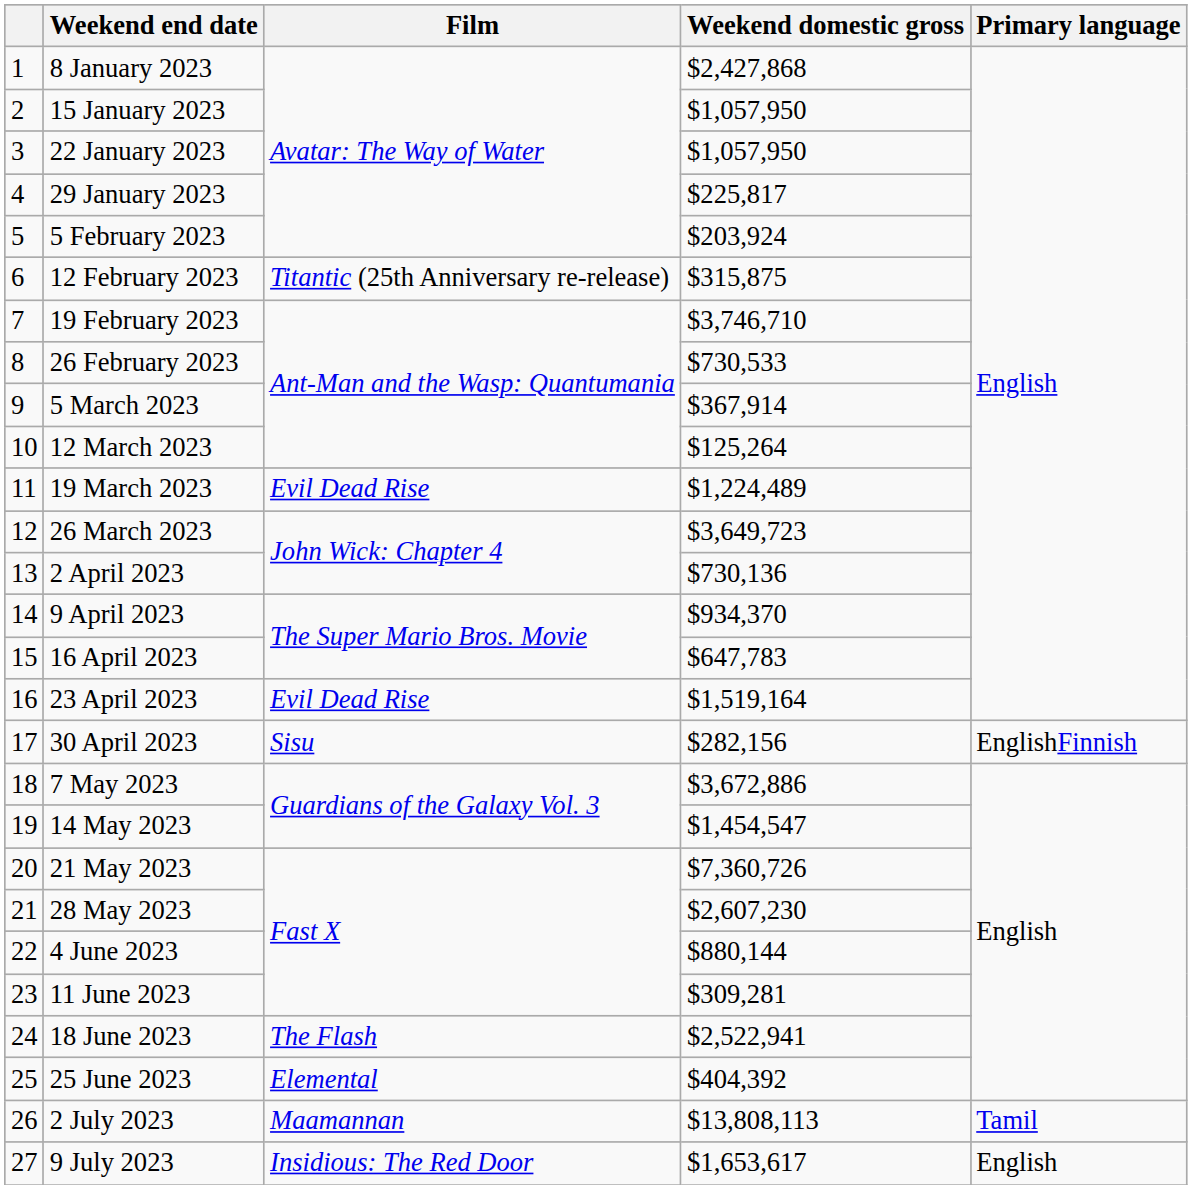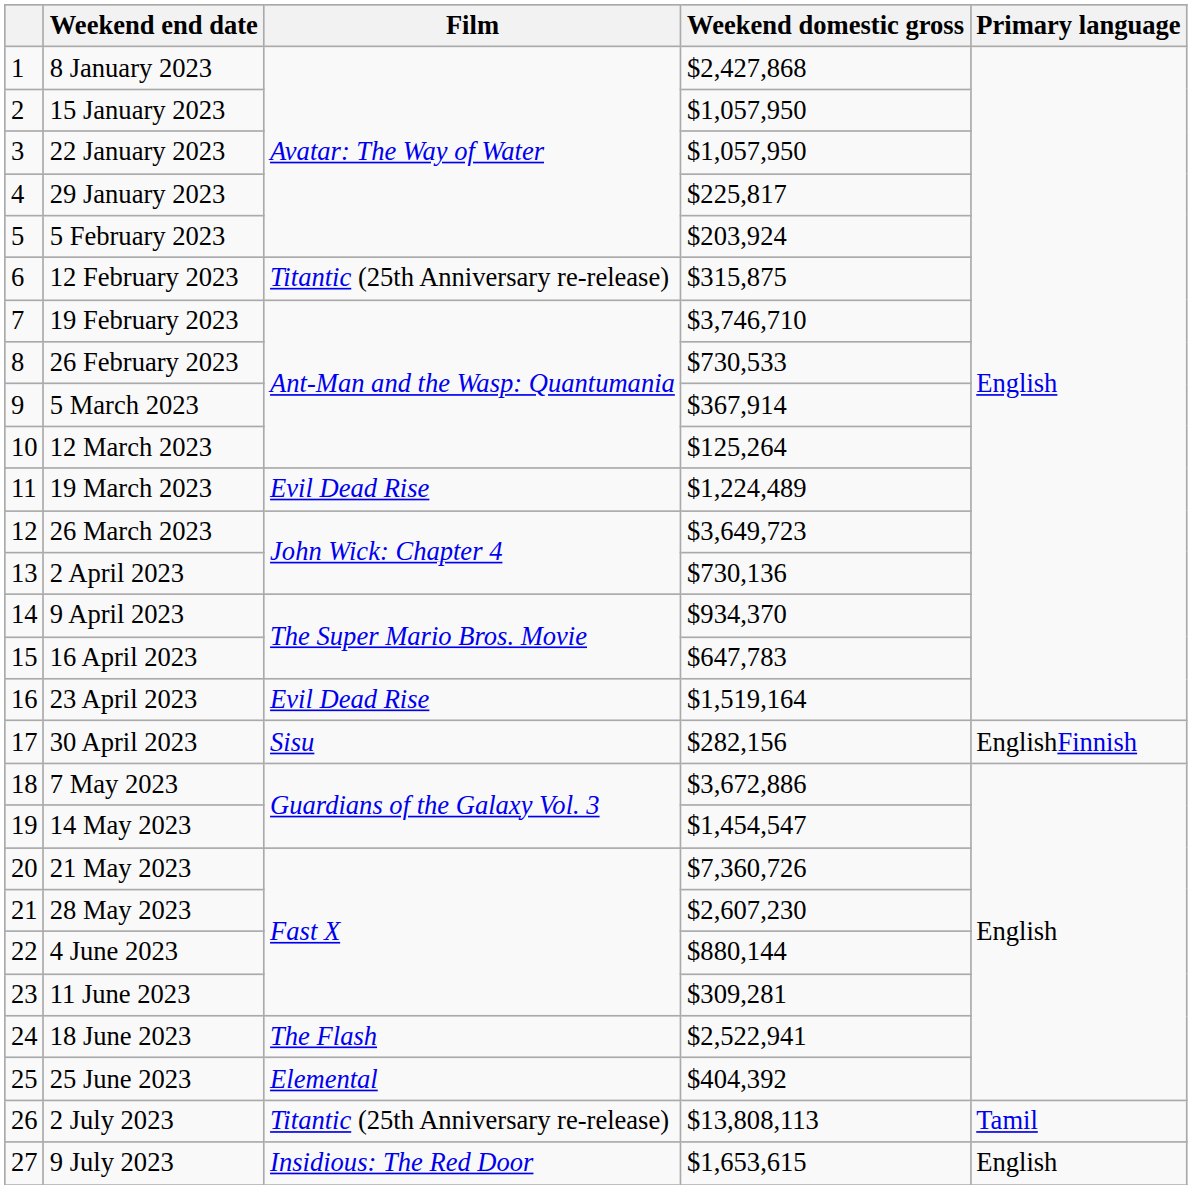(337, 1120) Maamannan -> (470, 1120) Titantic (25th Anniversary re-release)
(747, 1162) $1,653,617 -> (747, 1162) $1,653,615
